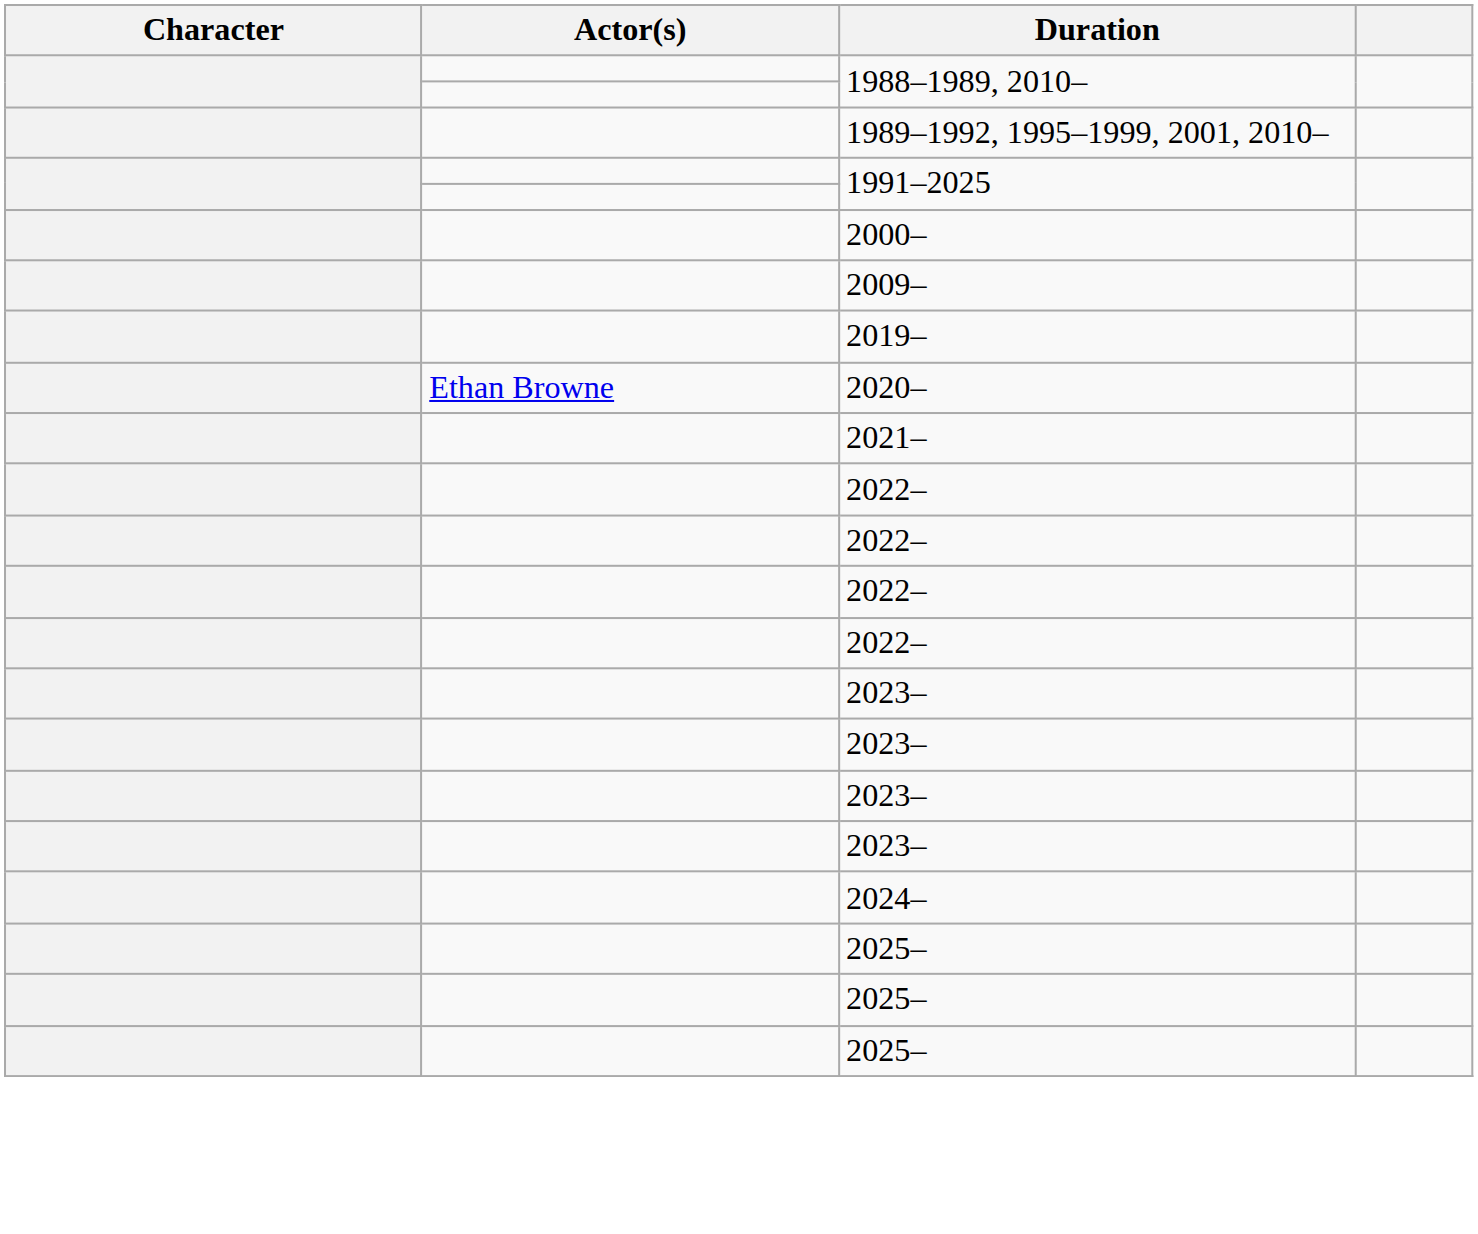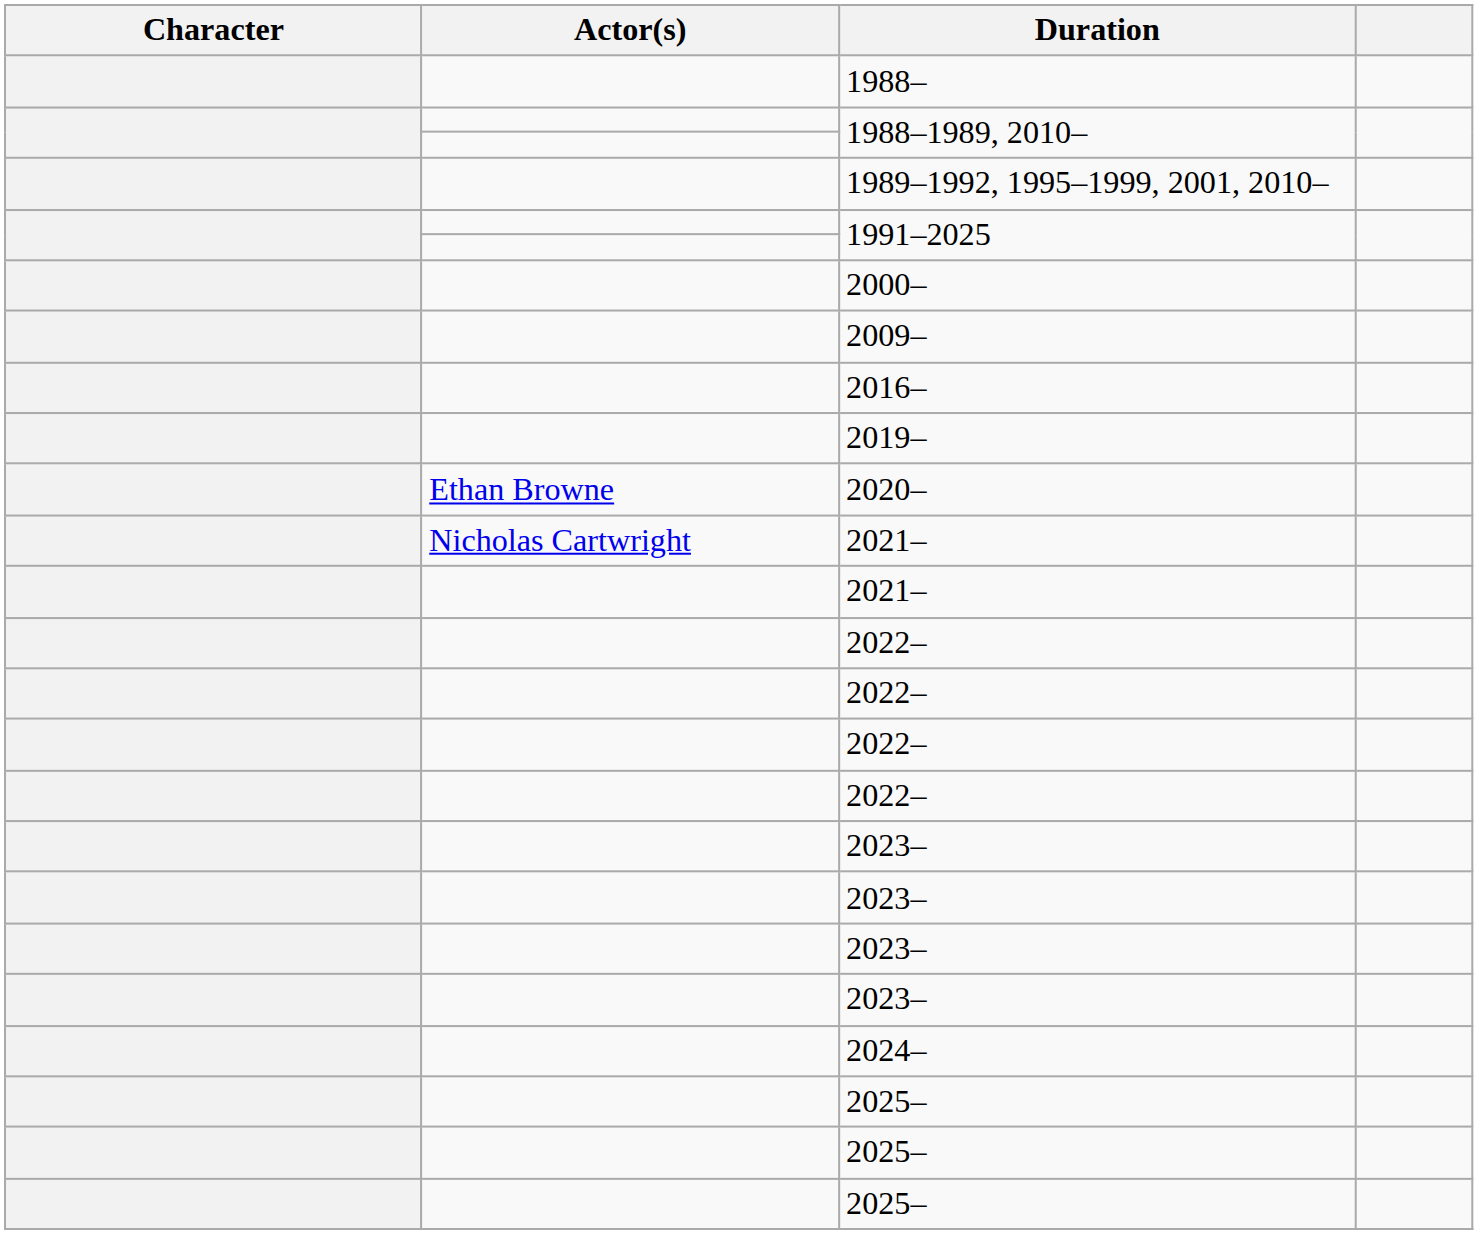+ row: (630, 82)
+ row: (630, 388)
+ row: (560, 540)
